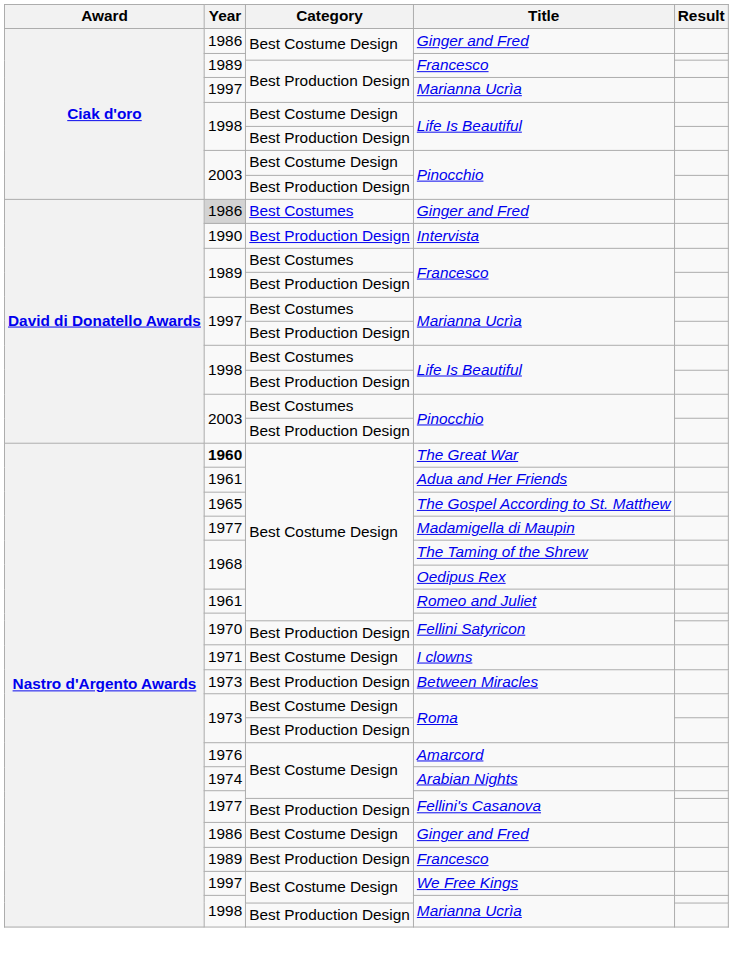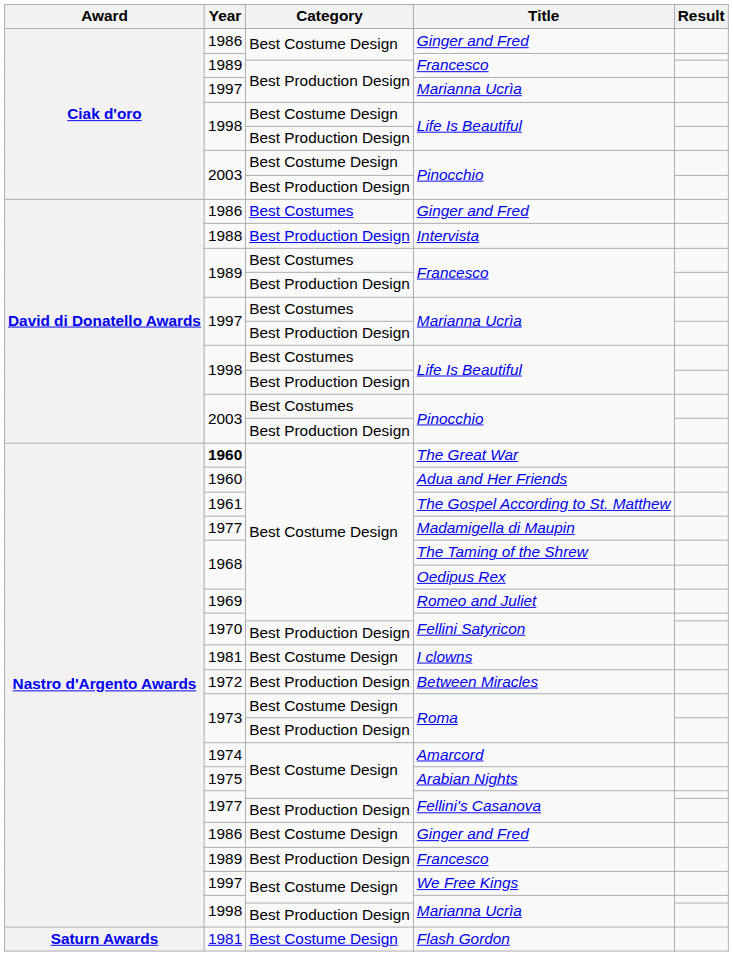(225, 211) lightgrey background -> (225, 211) no background
(225, 235) 1990 -> (225, 235) 1988
(225, 479) 1961 -> (225, 479) 1960
(225, 503) 1965 -> (225, 503) 1961
(225, 601) 1961 -> (225, 601) 1969
(225, 657) 1971 -> (225, 657) 1981
(225, 681) 1973 -> (225, 681) 1972
(225, 754) 1976 -> (225, 754) 1974
(225, 778) 1974 -> (225, 778) 1975
+ row: (324, 939)
